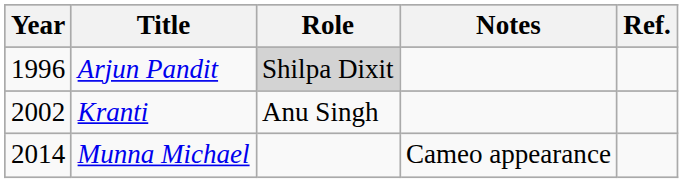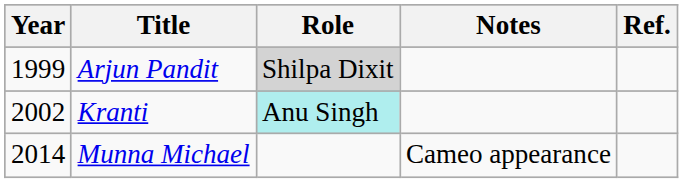(38, 68) 1996 -> (38, 68) 1999
(320, 111) no background -> (320, 111) paleturquoise background
